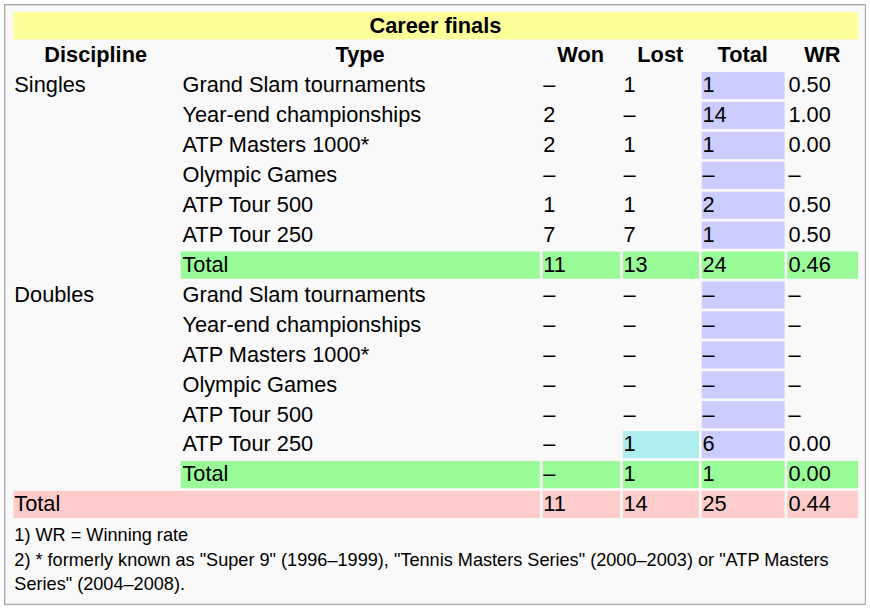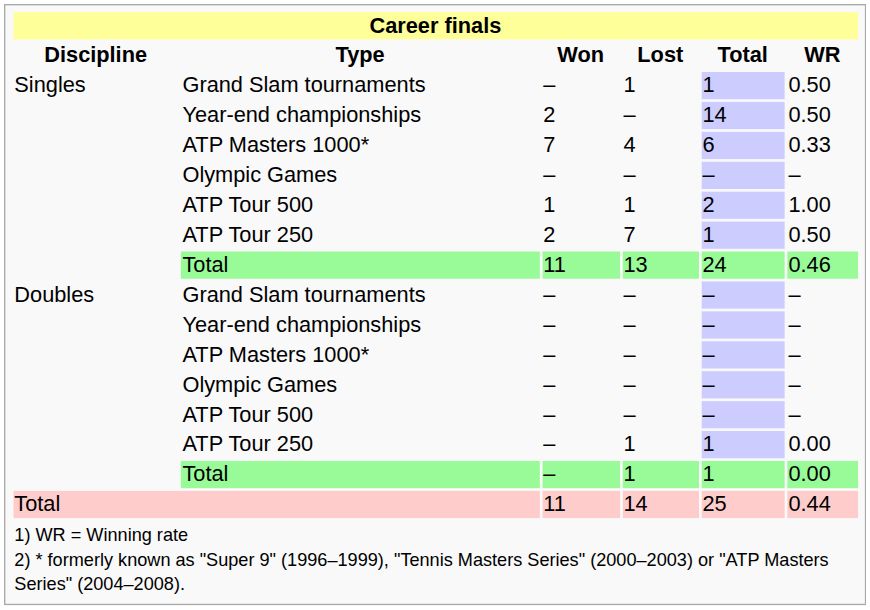(810, 115) 1.00 -> (810, 115) 0.50
(549, 145) 2 -> (549, 145) 7
(630, 145) 1 -> (630, 145) 4
(709, 145) 1 -> (709, 145) 6
(810, 145) 0.00 -> (810, 145) 0.33
(810, 205) 0.50 -> (810, 205) 1.00
(549, 235) 7 -> (549, 235) 2
(630, 444) paleturquoise background -> (630, 444) no background
(709, 444) 6 -> (709, 444) 1
